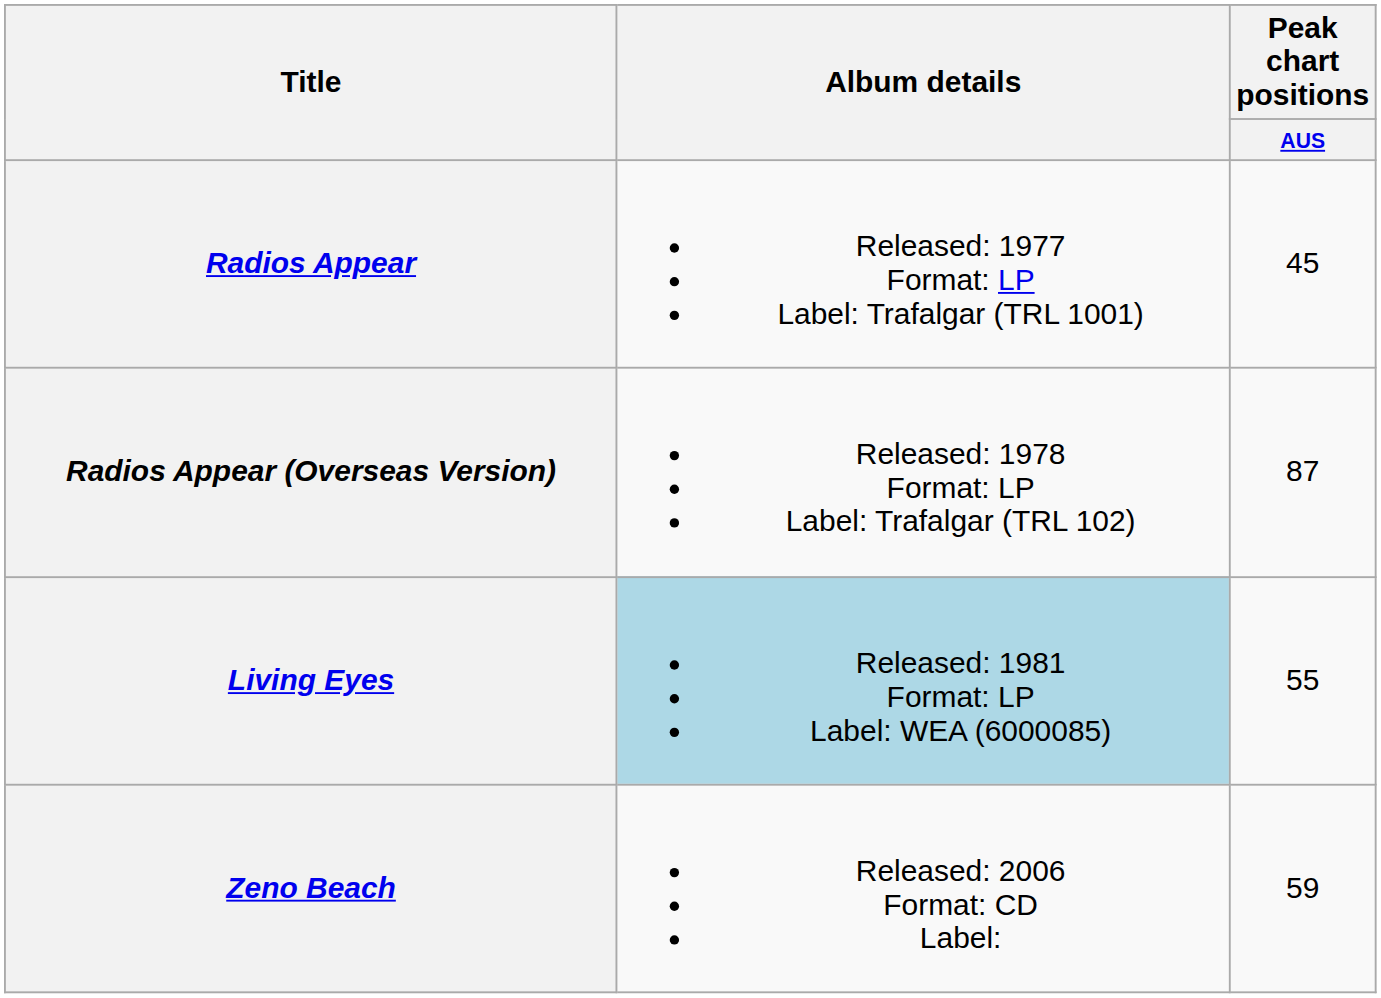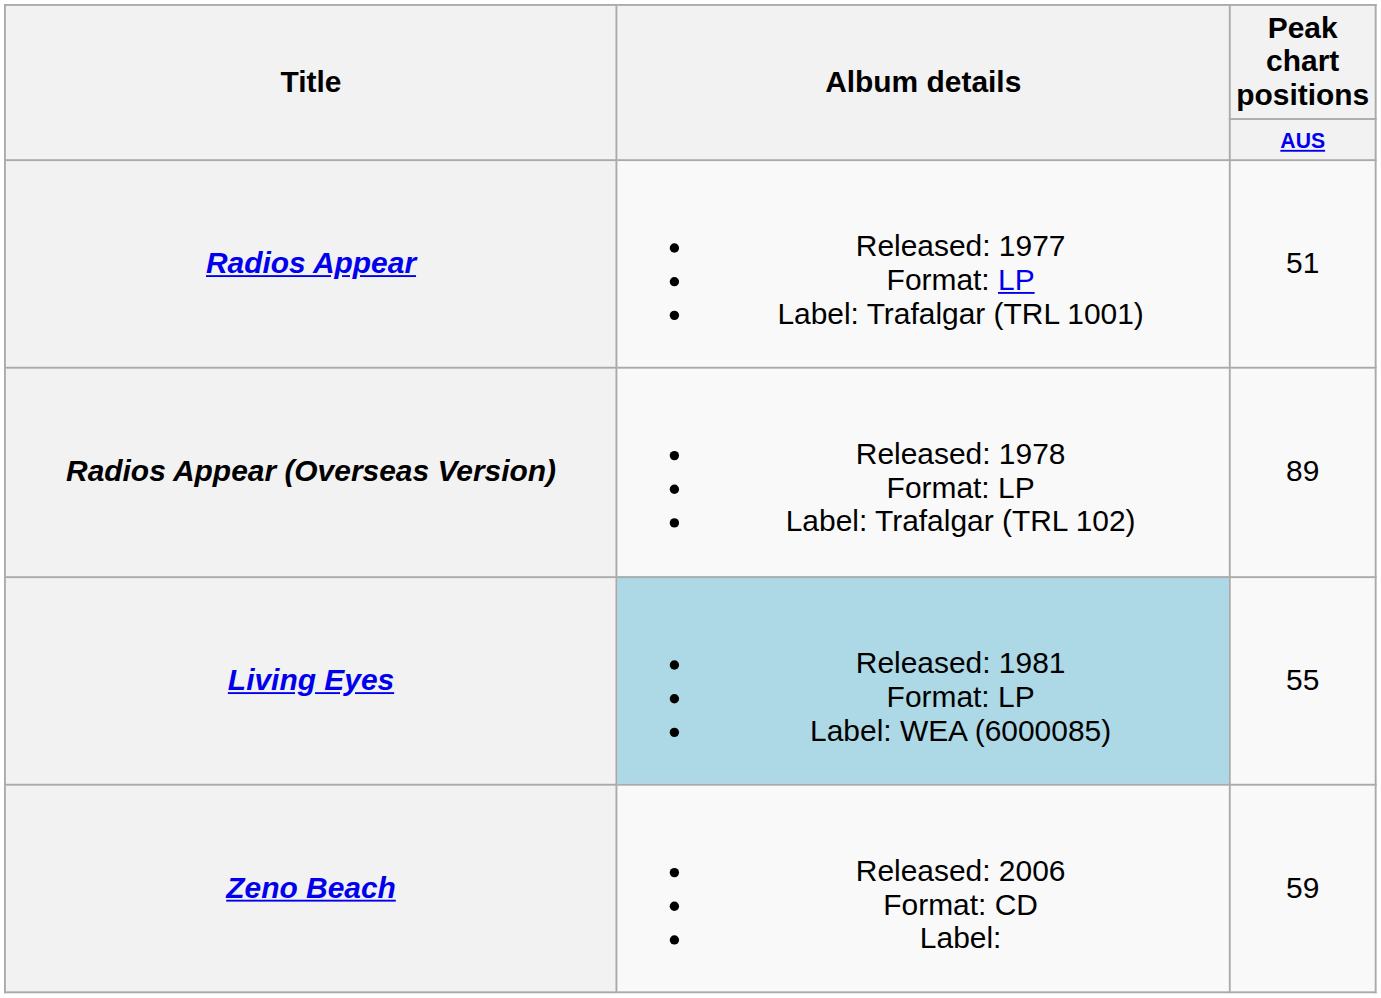(1303, 263) 45 -> (1303, 263) 51
(1303, 471) 87 -> (1303, 471) 89
